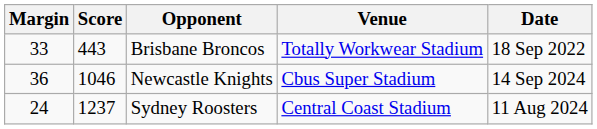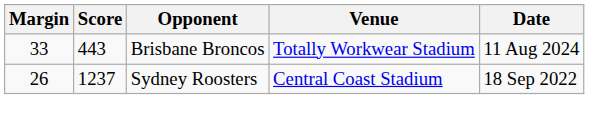(539, 49) 18 Sep 2022 -> (531, 49) 11 Aug 2024
- row: (202, 78)
(39, 108) 24 -> (39, 78) 26
(540, 108) 11 Aug 2024 -> (530, 78) 18 Sep 2022
